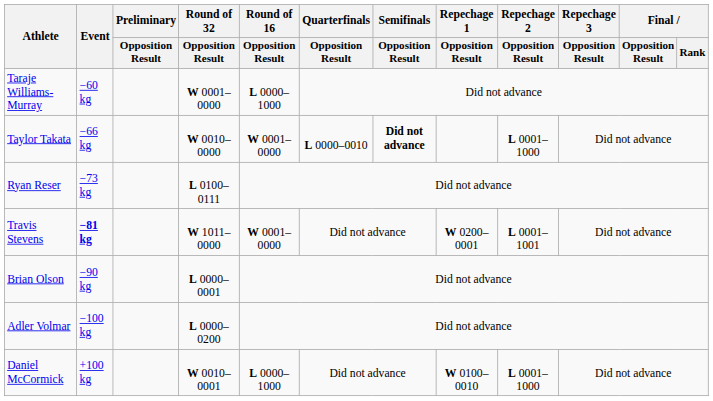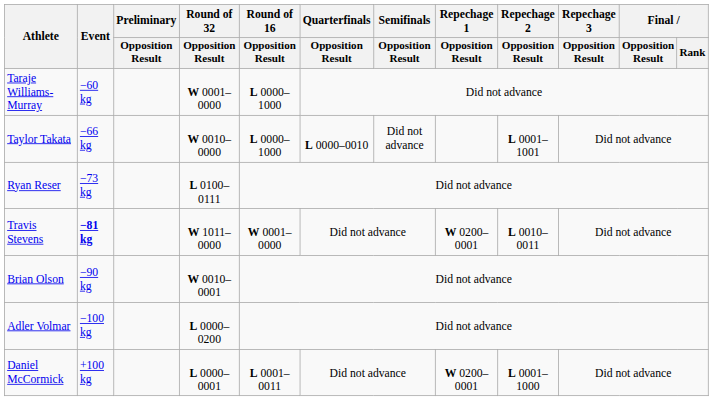(269, 146) W 0001–0000 -> (270, 146) L 0000–1000
(404, 139) bold -> (405, 139) normal
(528, 146) L 0001–1000 -> (528, 146) L 0001–1001
(528, 239) L 0001–1001 -> (528, 239) L 0010–0011
(209, 286) L 0000–0001 -> (209, 286) W 0010–0001
(209, 379) W 0010–0001 -> (209, 379) L 0000–0001
(269, 379) L 0000–1000 -> (270, 379) L 0001–0011
(467, 379) W 0100–0010 -> (467, 379) W 0200–0001
